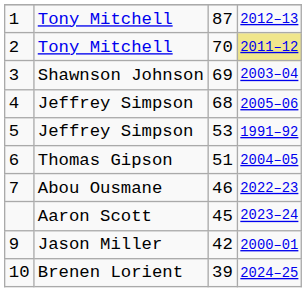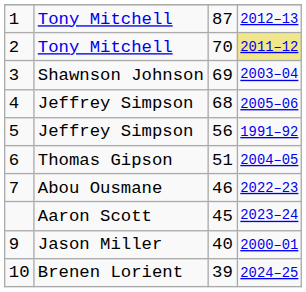(222, 131) 53 -> (222, 131) 56
(222, 244) 42 -> (222, 244) 40
